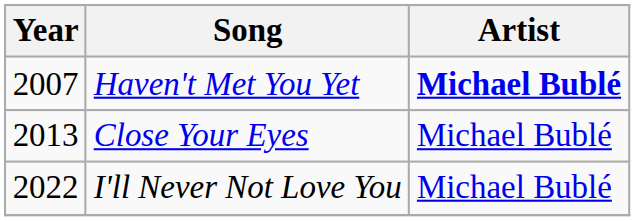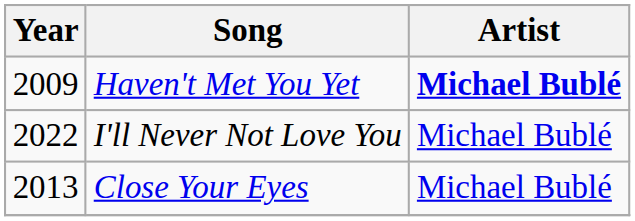(46, 82) 2007 -> (46, 82) 2009
rows swapped: (201, 135) <-> (248, 187)
